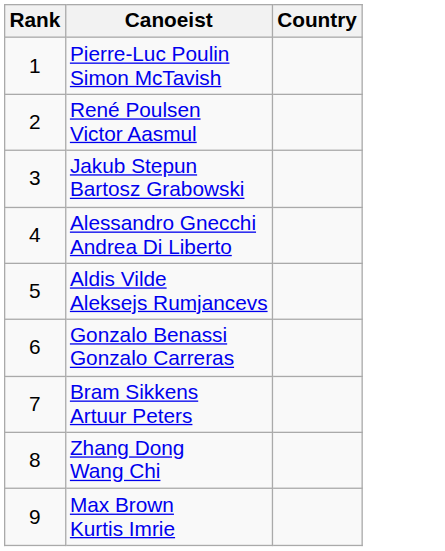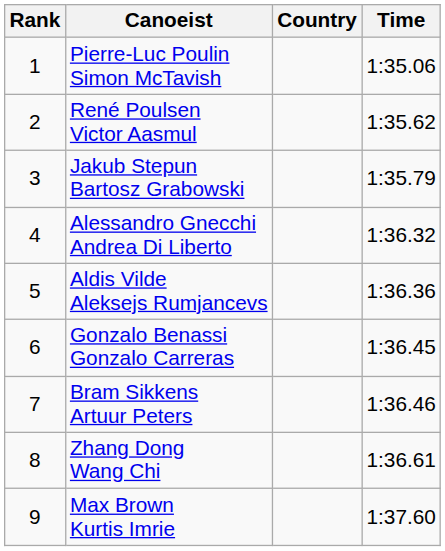+ column: (401, 20)
